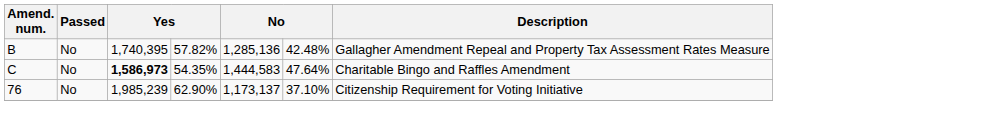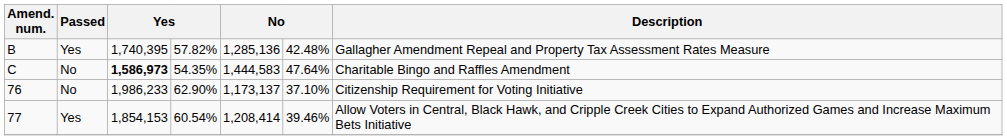(68, 49) No -> (71, 49) Yes
(139, 89) 1,985,239 -> (139, 89) 1,986,233
+ row: (14, 117)
